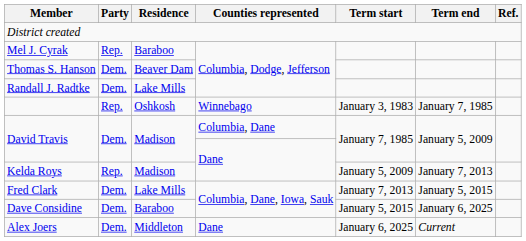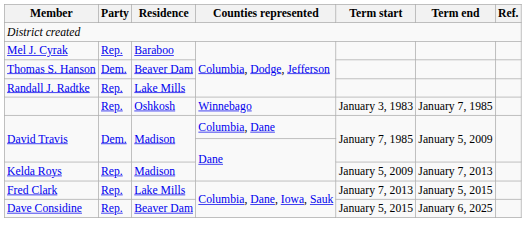(114, 87) Dem. -> (112, 87) Rep.
(114, 190) Dem. -> (112, 190) Rep.
(114, 208) Dem. -> (112, 208) Rep.
(154, 208) Baraboo -> (164, 208) Beaver Dam
- row: (32, 227)
